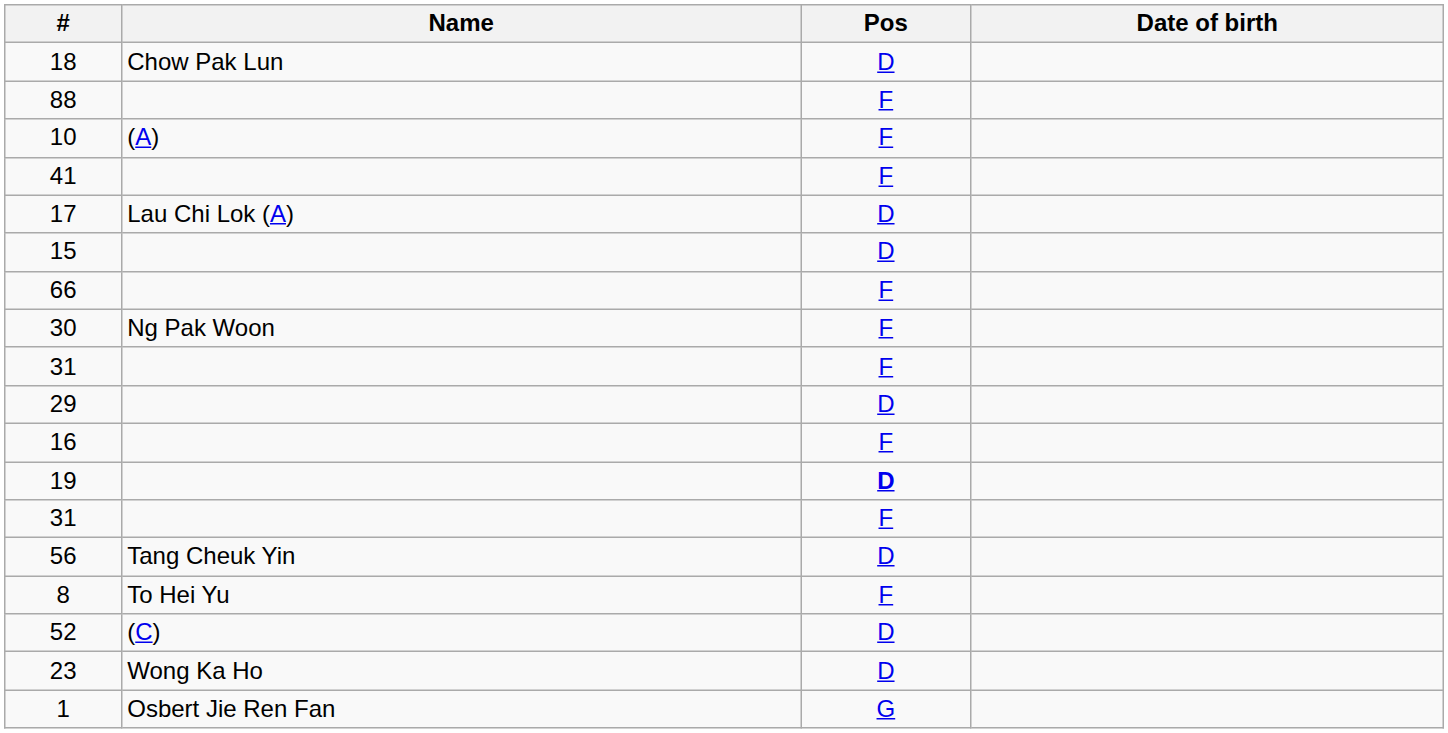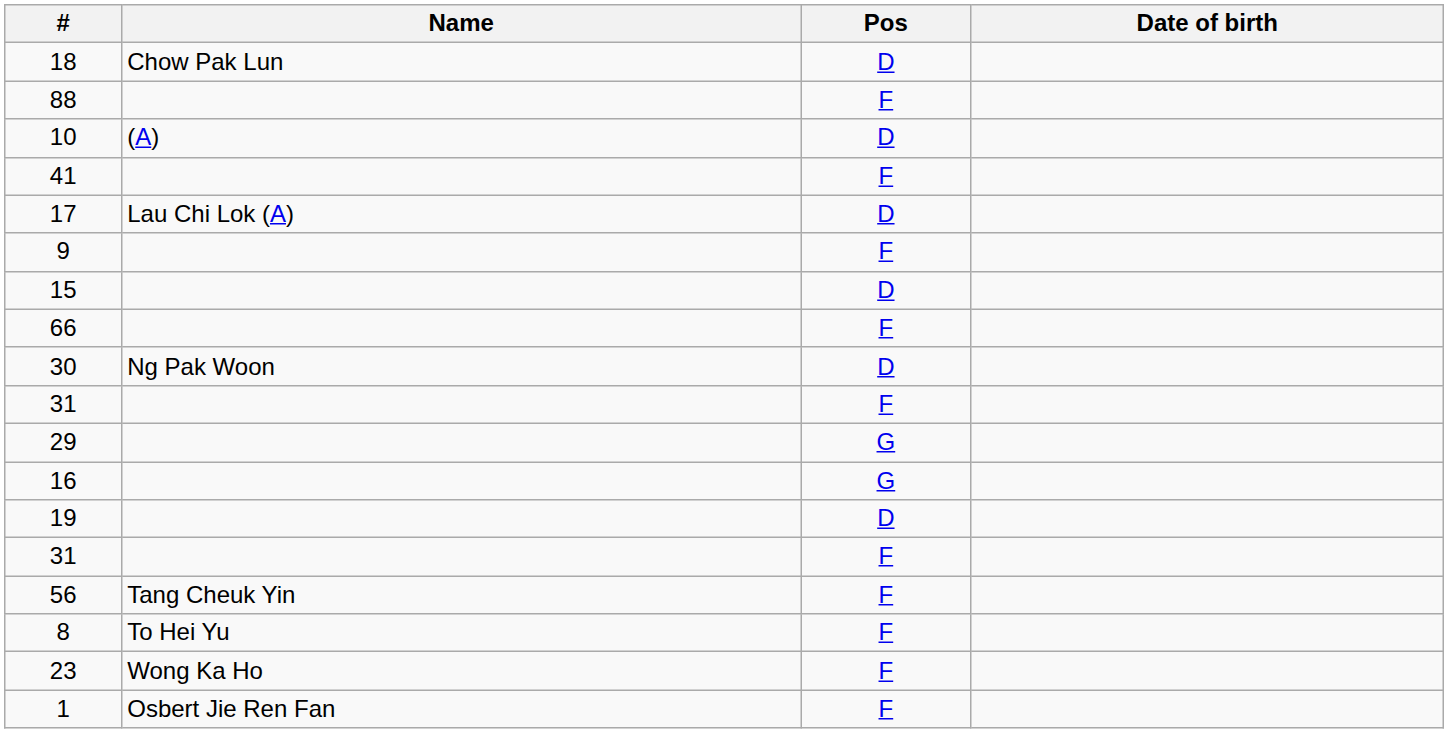(886, 137) F -> (886, 137) D
+ row: (63, 251)
(886, 328) F -> (886, 366) D
(886, 404) D -> (886, 442) G
(886, 442) F -> (886, 480) G
(886, 480) bold -> (886, 518) normal
(886, 556) D -> (886, 594) F
- row: (63, 632)
(886, 670) D -> (886, 670) F
(886, 708) G -> (886, 708) F
